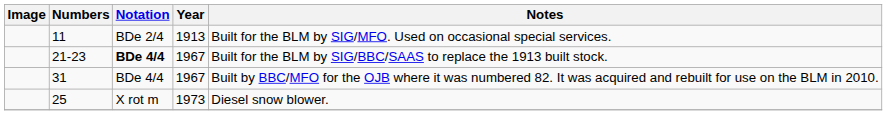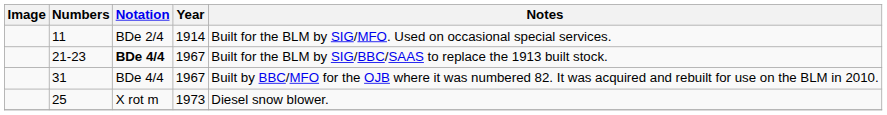(190, 36) 1913 -> (190, 36) 1914
